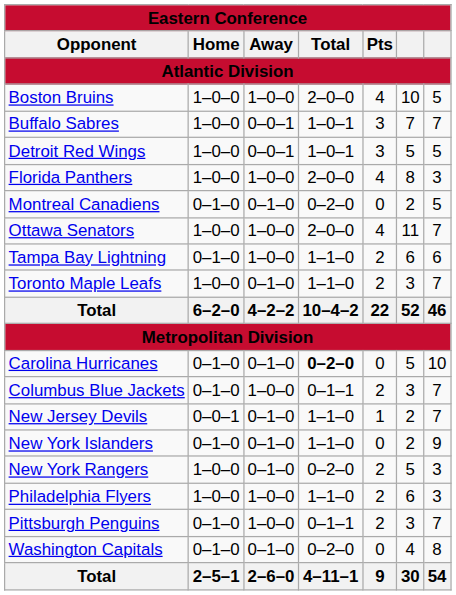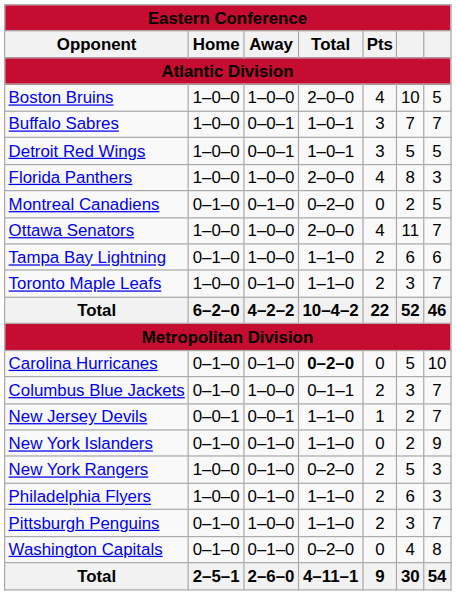(271, 416) 0–1–0 -> (271, 416) 0–0–1
(271, 496) 1–0–0 -> (271, 496) 0–1–0
(331, 523) 0–1–1 -> (331, 523) 1–1–0
